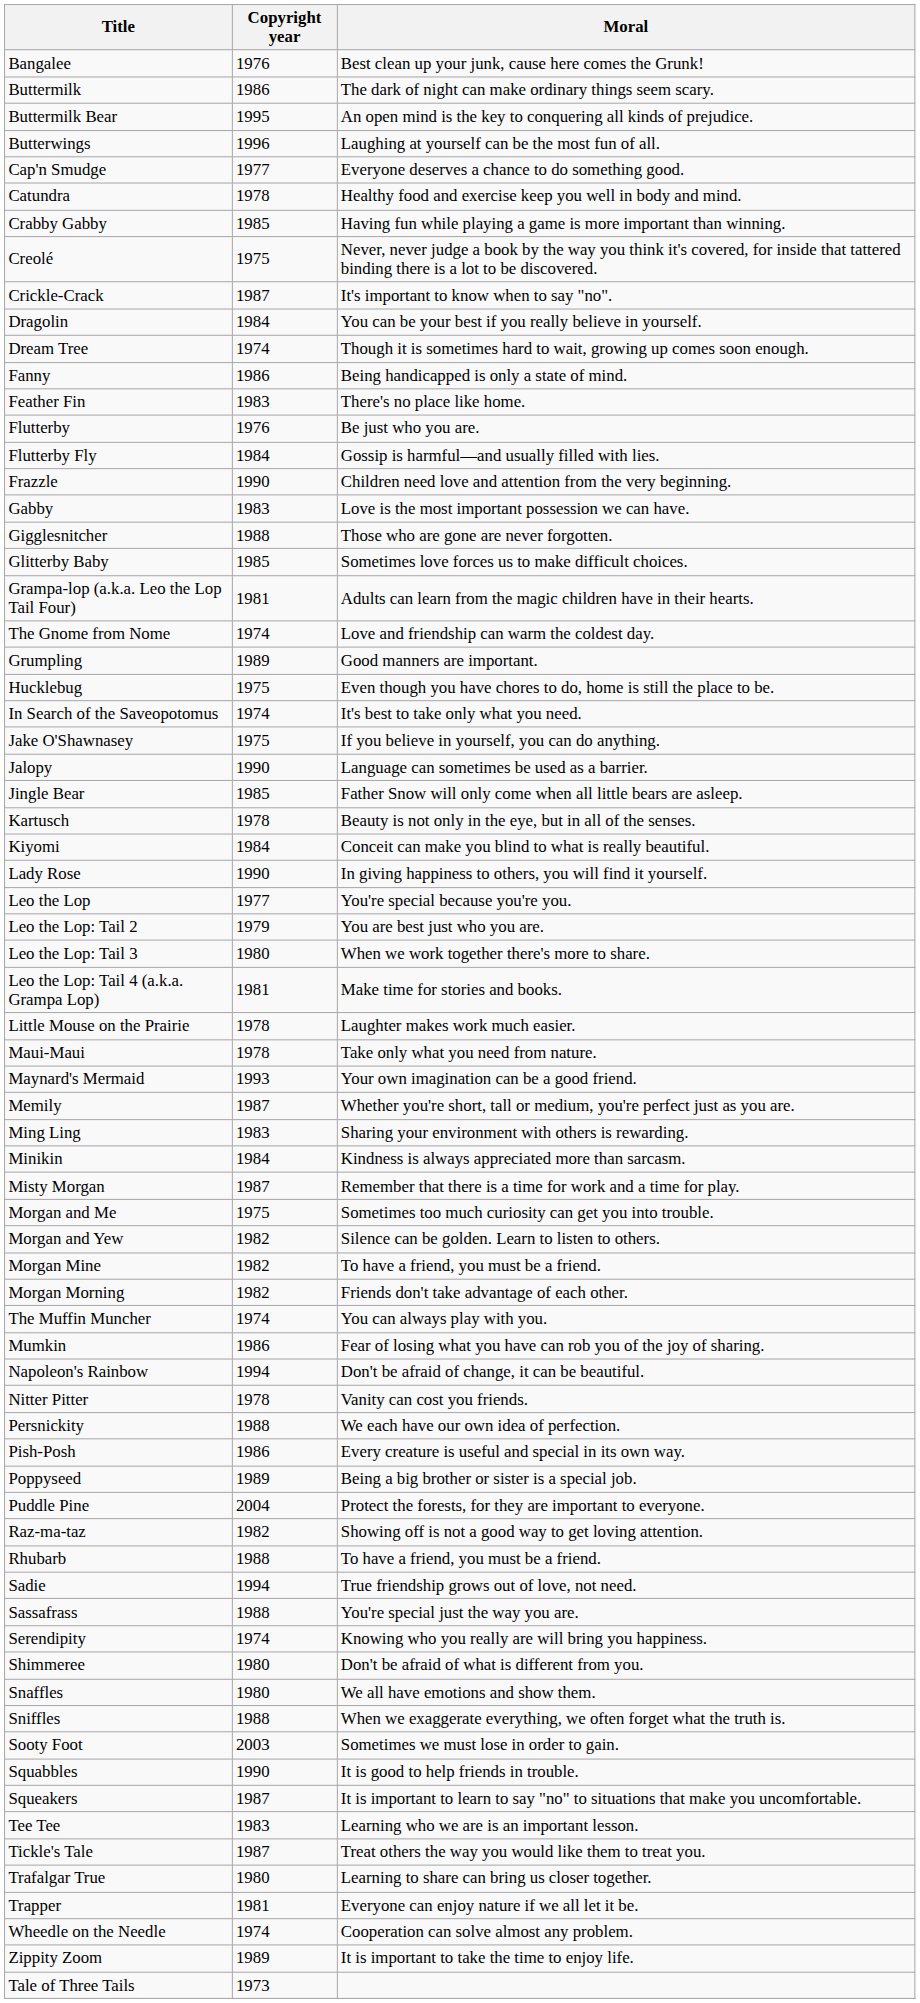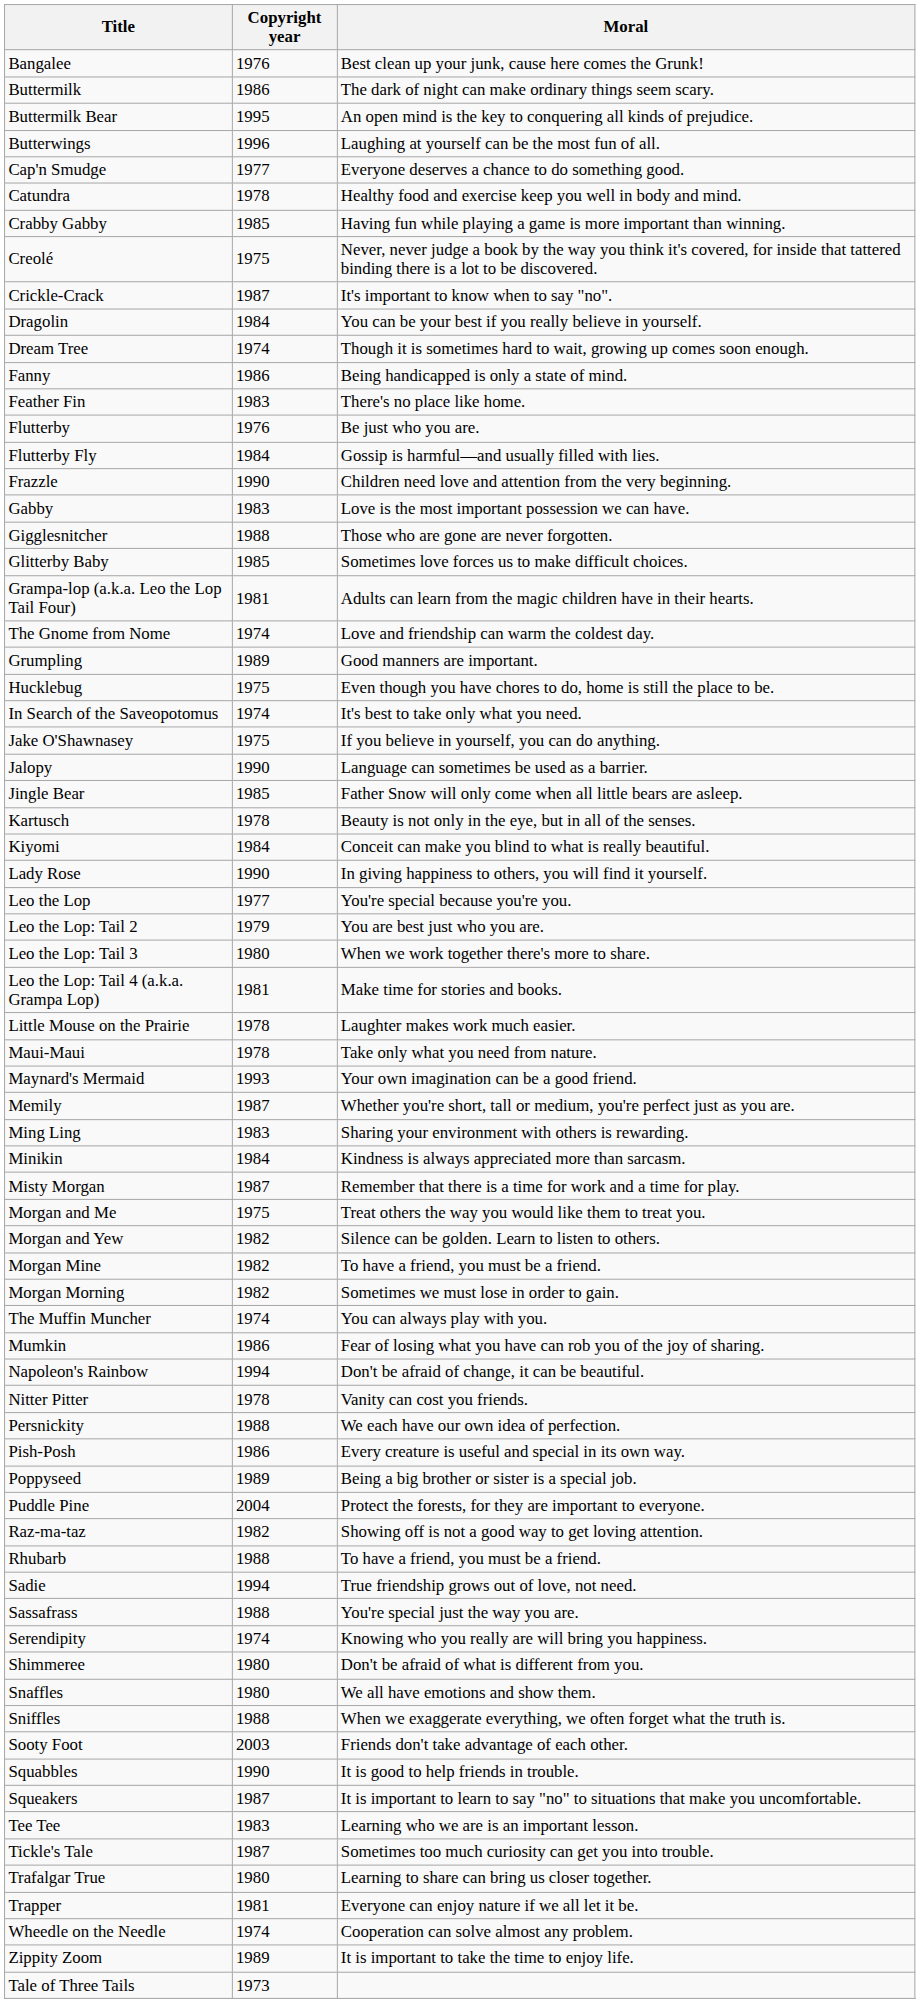(527, 1212) Sometimes too much curiosity can get you into trouble. -> (523, 1212) Treat others the way you would like them to treat you.
(484, 1292) Friends don't take advantage of each other. -> (480, 1292) Sometimes we must lose in order to gain.
(480, 1745) Sometimes we must lose in order to gain. -> (484, 1745) Friends don't take advantage of each other.
(523, 1851) Treat others the way you would like them to treat you. -> (527, 1851) Sometimes too much curiosity can get you into trouble.
